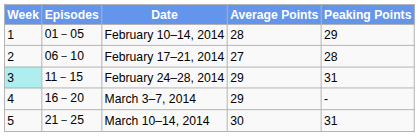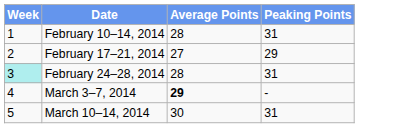- column: (72, 14)
(331, 35) 29 -> (271, 34) 31
(331, 56) 28 -> (271, 54) 29
(237, 78) 29 -> (177, 73) 28
(237, 99) normal -> (177, 93) bold
